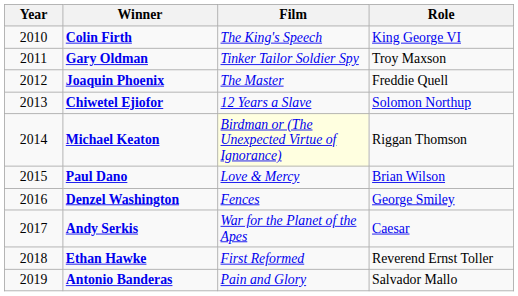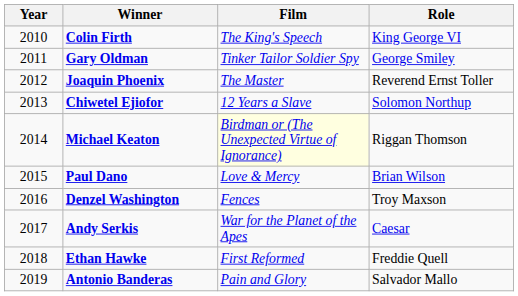(409, 59) Troy Maxson -> (413, 59) George Smiley
(410, 80) Freddie Quell -> (433, 80) Reverend Ernst Toller
(413, 199) George Smiley -> (409, 199) Troy Maxson
(433, 258) Reverend Ernst Toller -> (410, 258) Freddie Quell
